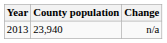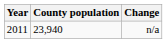(18, 30) 2013 -> (17, 30) 2011
